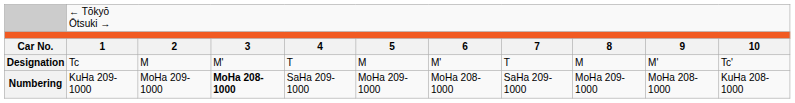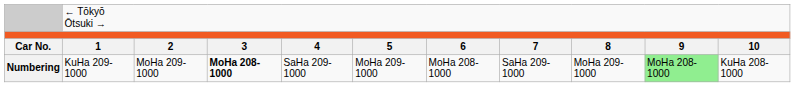- row: (35, 62)
(673, 84) no background -> (672, 68) lightgreen background
